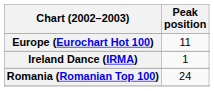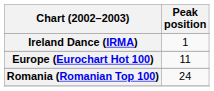rows swapped: (83, 42) <-> (83, 59)
